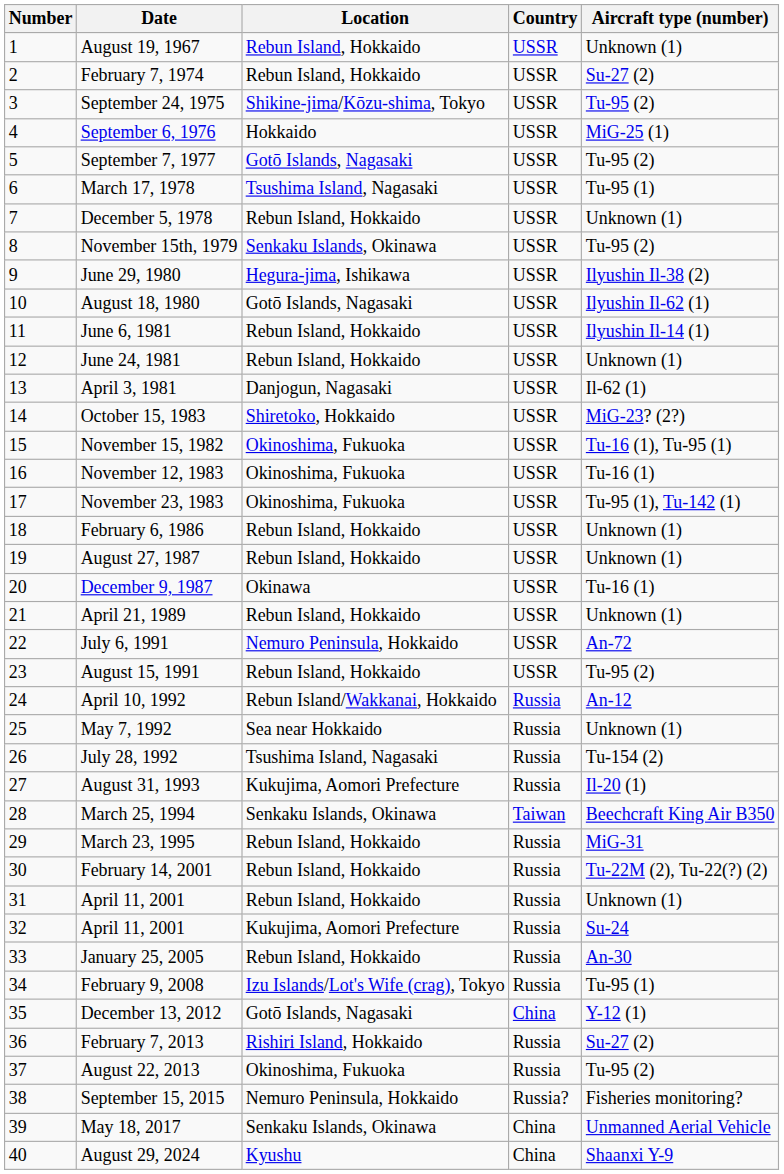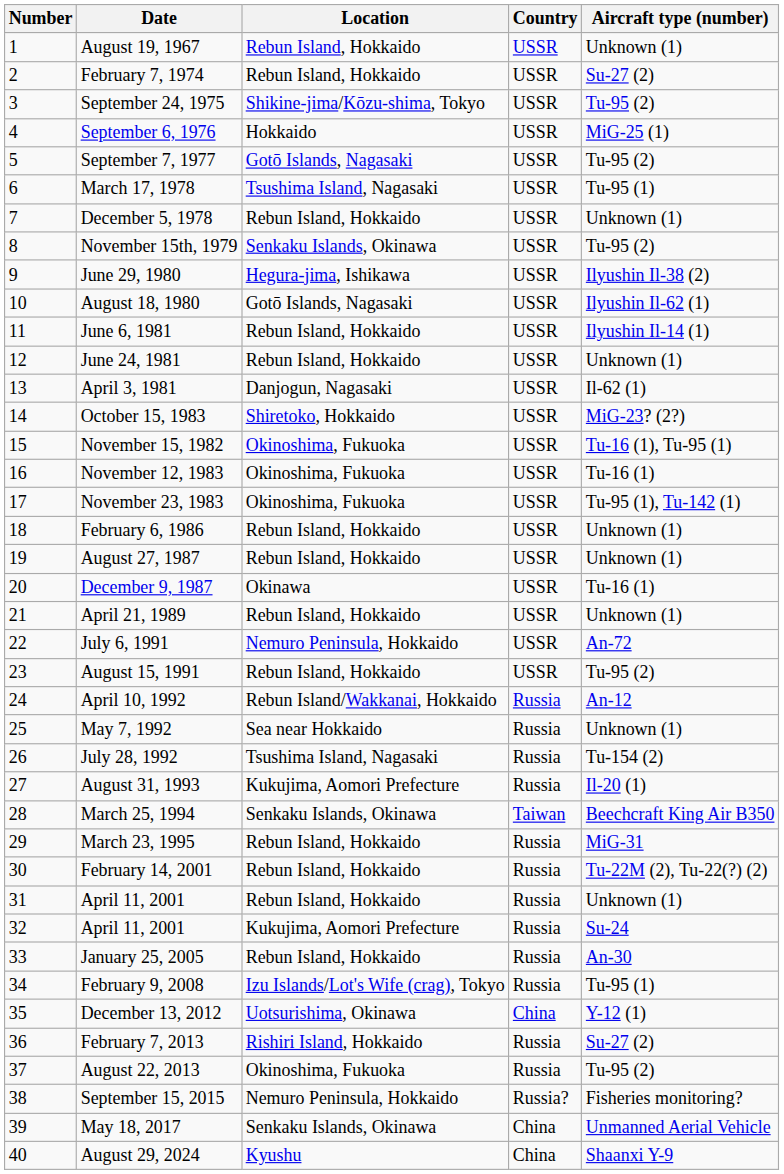(329, 1013) Gotō Islands, Nagasaki -> (331, 1013) Uotsurishima, Okinawa
